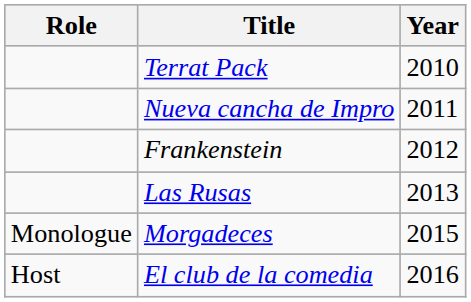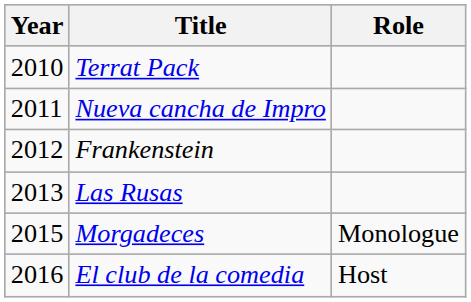columns swapped: (433, 25) <-> (71, 25)
